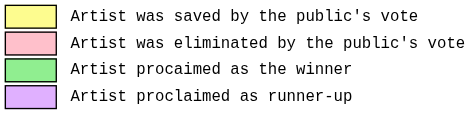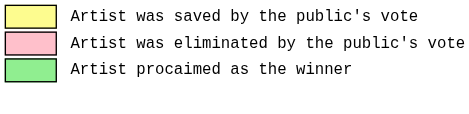- row: (207, 97)
